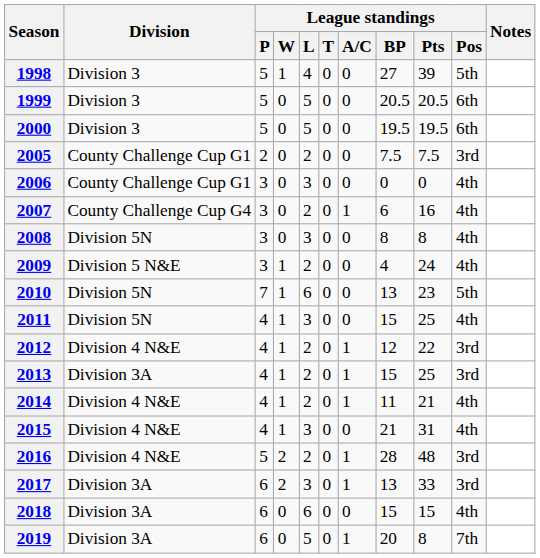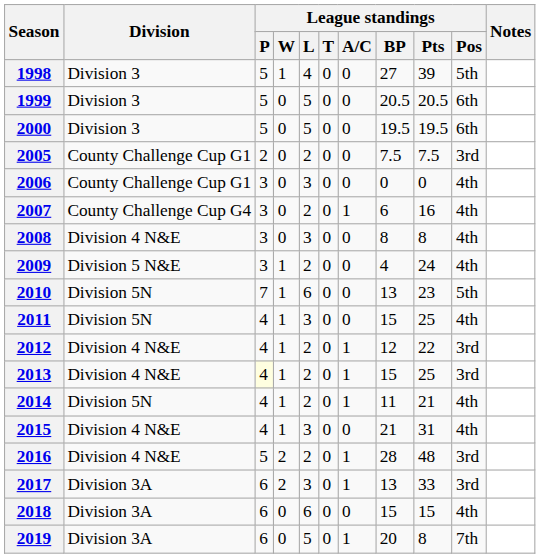(110, 237) Division 5N -> (124, 237) Division 4 N&E
(110, 374) Division 3A -> (124, 374) Division 4 N&E
(264, 374) no background -> (264, 374) lightyellow background
(124, 401) Division 4 N&E -> (110, 401) Division 5N
